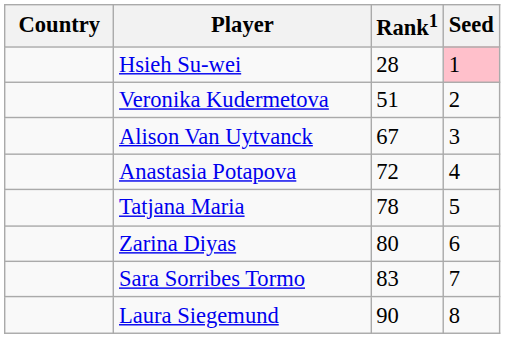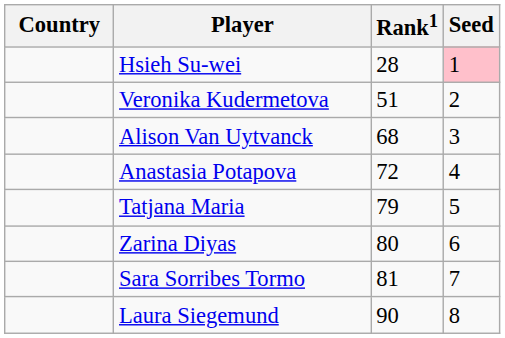(387, 135) 67 -> (387, 135) 68
(387, 207) 78 -> (387, 207) 79
(387, 278) 83 -> (387, 278) 81
